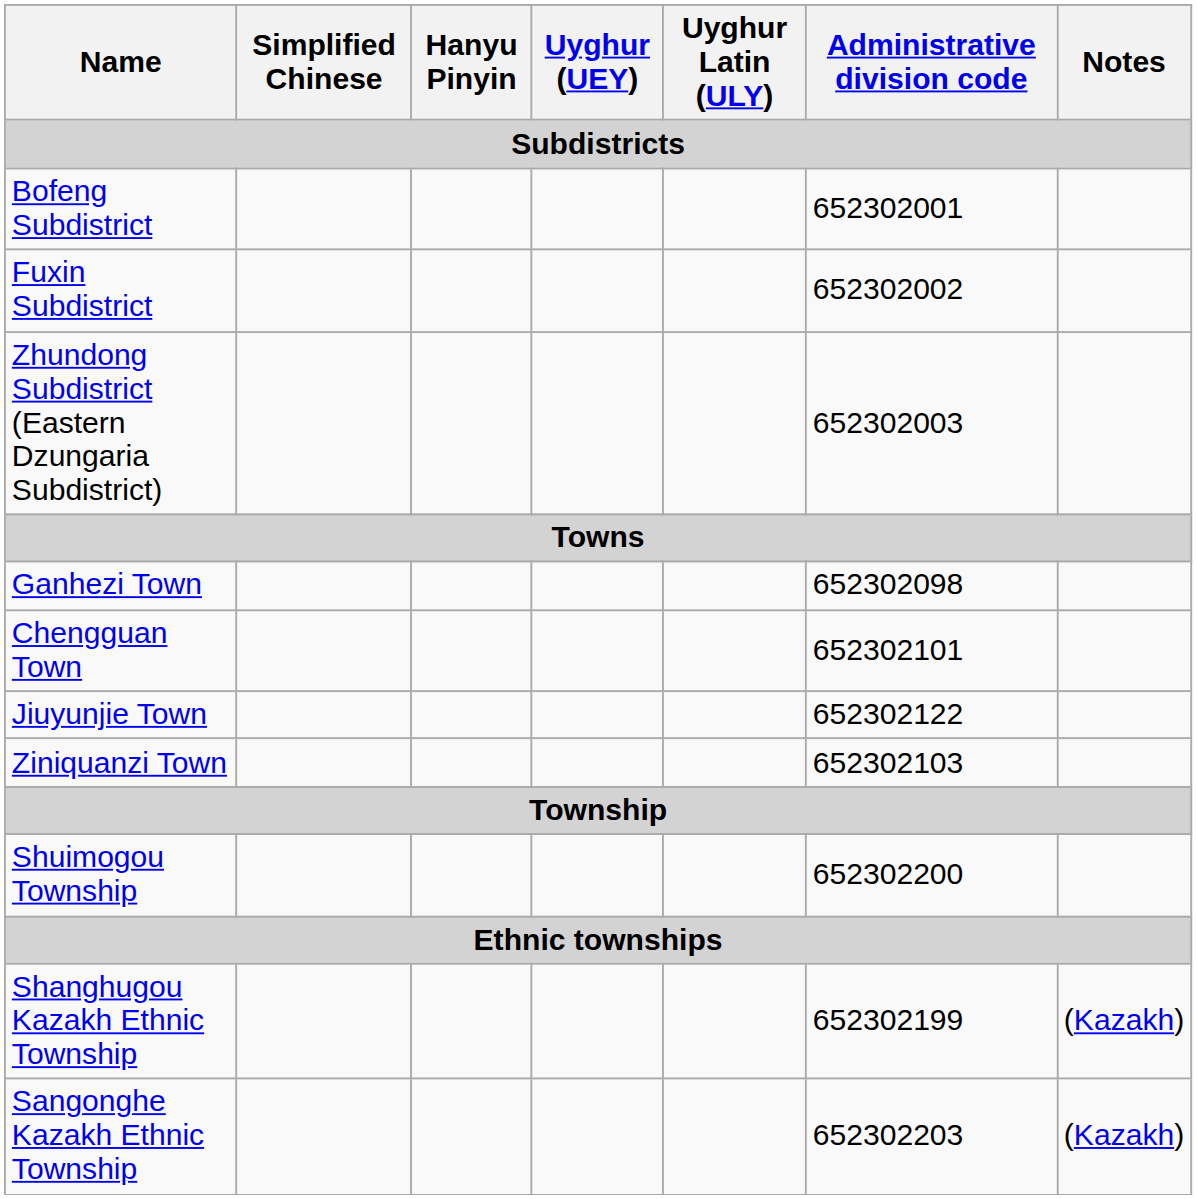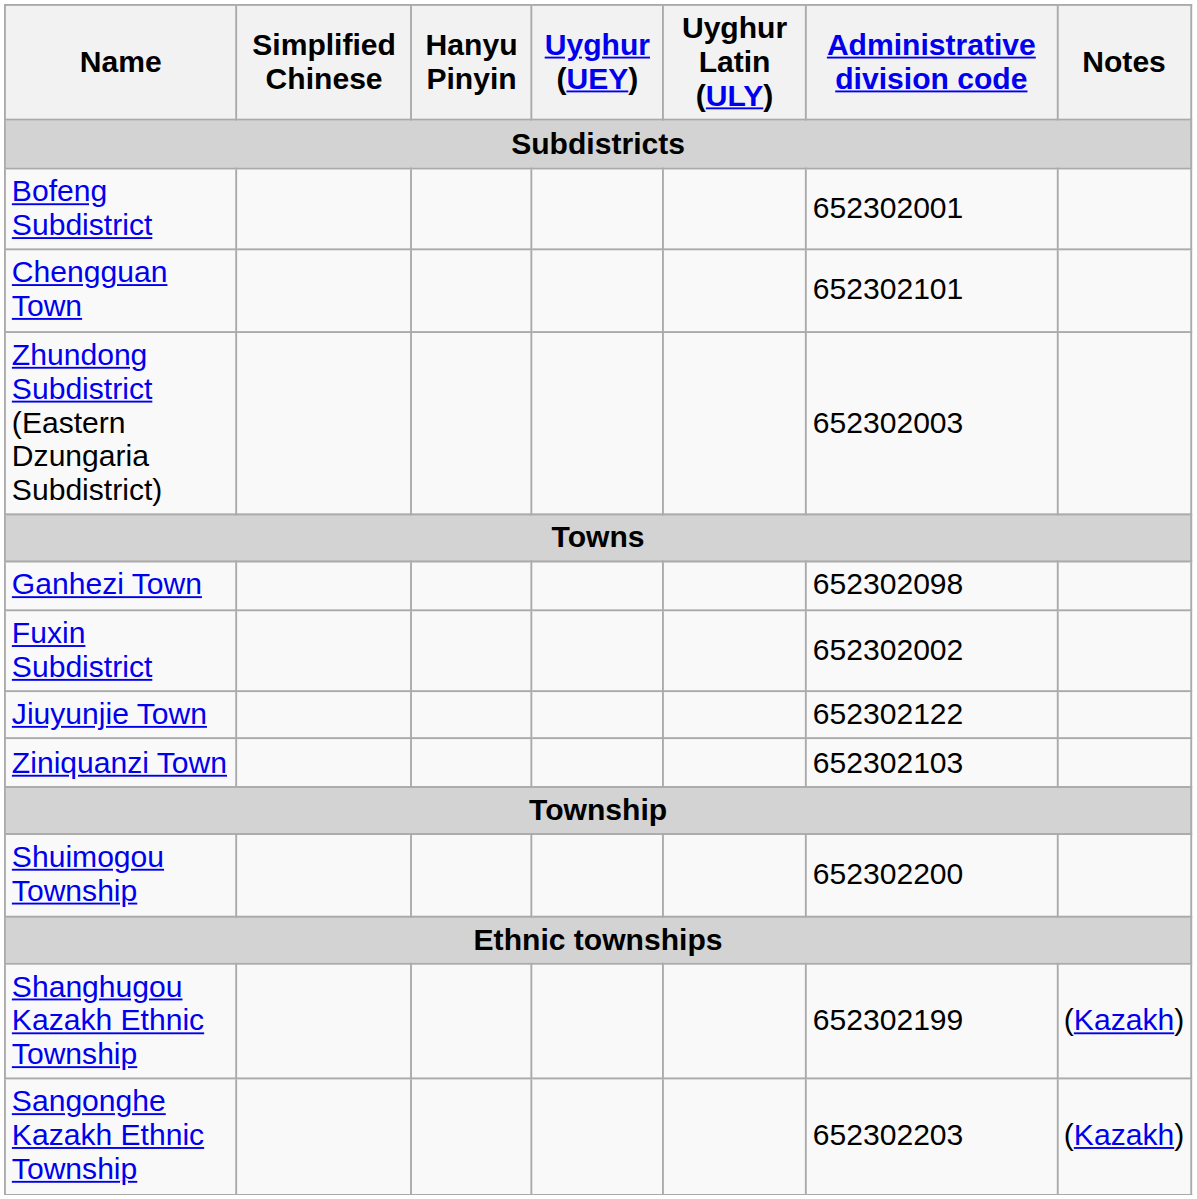rows swapped: (82, 289) <-> (90, 649)
